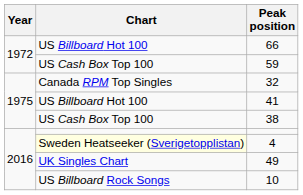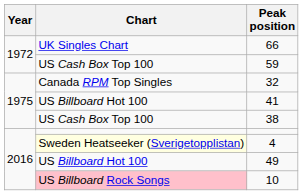(93, 45) US Billboard Hot 100 -> (83, 45) UK Singles Chart
(83, 161) UK Singles Chart -> (93, 161) US Billboard Hot 100
(104, 180) no background -> (104, 180) pink background
